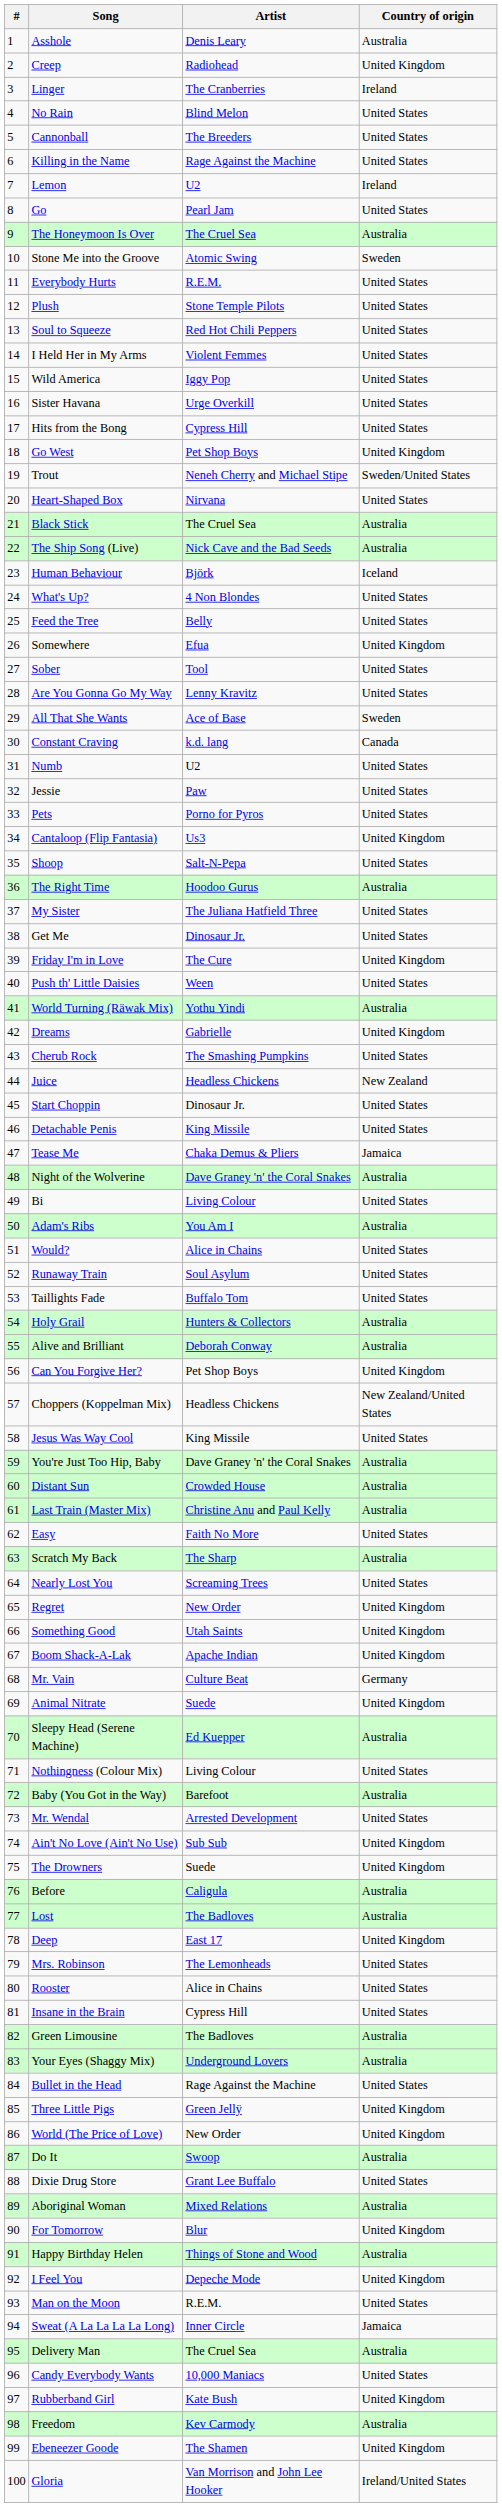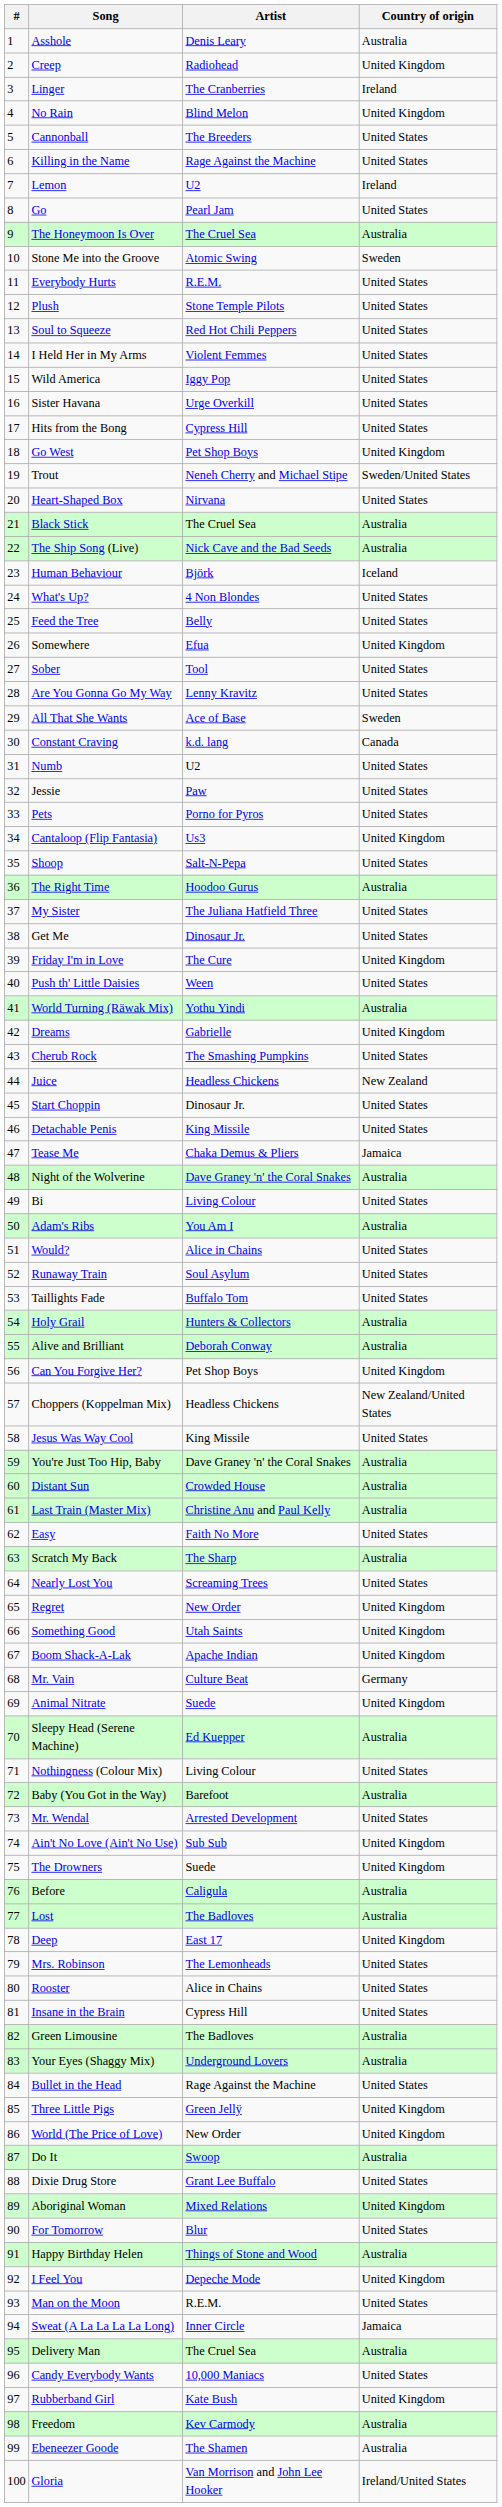(395, 113) United States -> (403, 113) United Kingdom
(384, 2205) Australia -> (403, 2205) United Kingdom
(403, 2230) United Kingdom -> (395, 2230) United States
(403, 2447) United Kingdom -> (384, 2447) Australia
